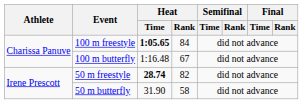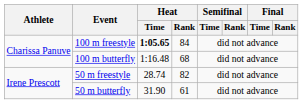(184, 59) 67 -> (184, 59) 68
(154, 75) bold -> (154, 75) normal
(184, 91) 58 -> (184, 91) 61
